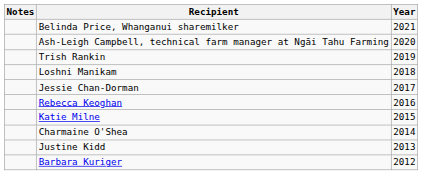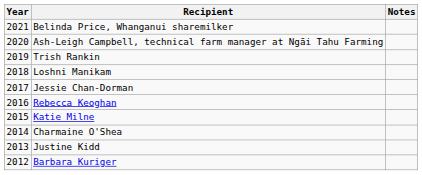columns swapped: (404, 12) <-> (20, 12)
